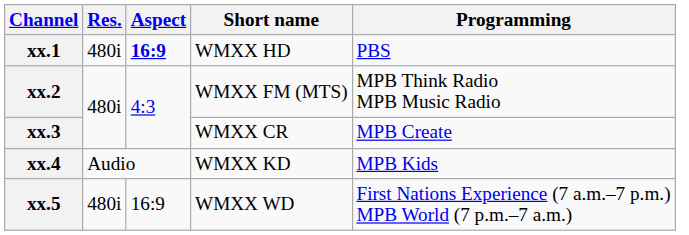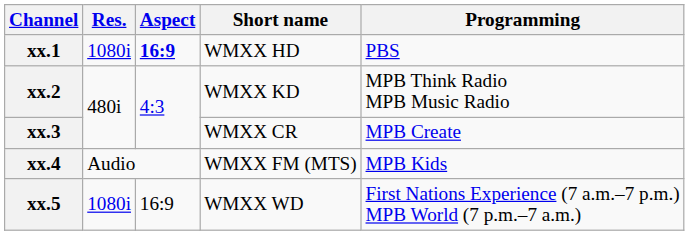(104, 50) 480i -> (109, 50) 1080i
(271, 91) WMXX FM (MTS) -> (252, 91) WMXX KD
(243, 163) WMXX KD -> (280, 163) WMXX FM (MTS)
(104, 204) 480i -> (109, 204) 1080i
